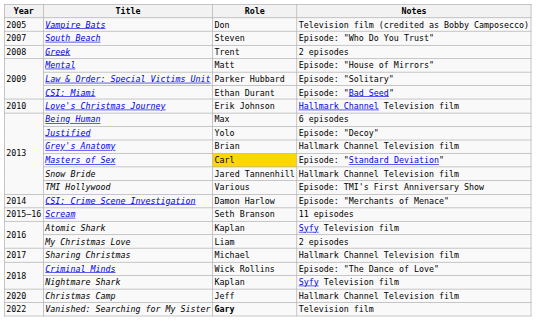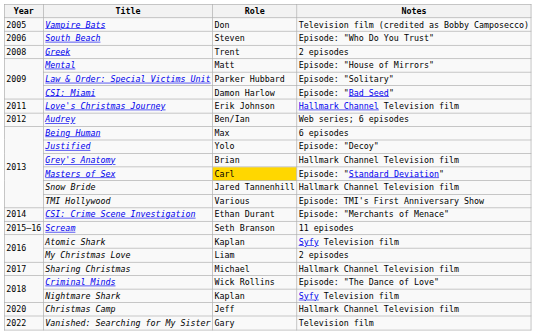(16, 38) 2007 -> (16, 38) 2006
(245, 92) Ethan Durant -> (245, 92) Damon Harlow
(16, 106) 2010 -> (16, 106) 2011
+ row: (60, 120)
(245, 201) Damon Harlow -> (245, 214) Ethan Durant
(225, 309) bold -> (225, 323) normal
